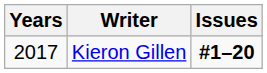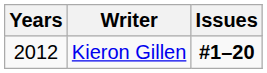(36, 52) 2017 -> (36, 52) 2012
